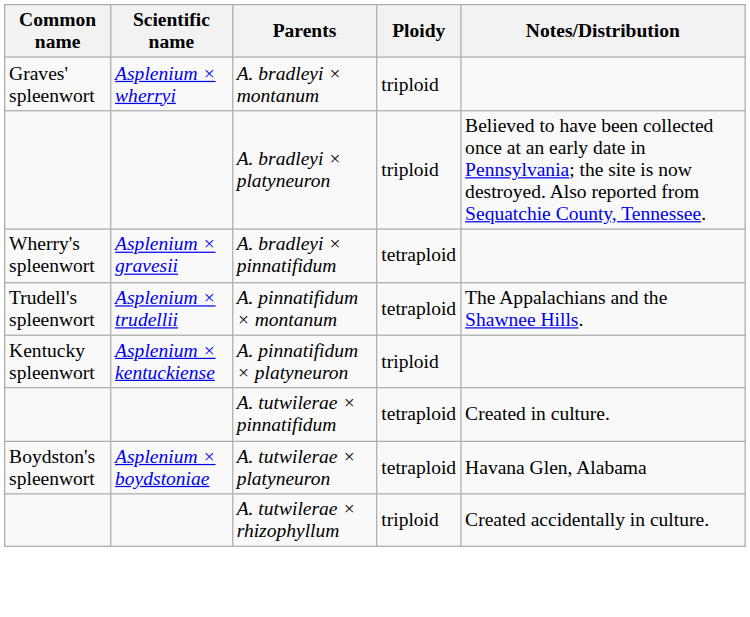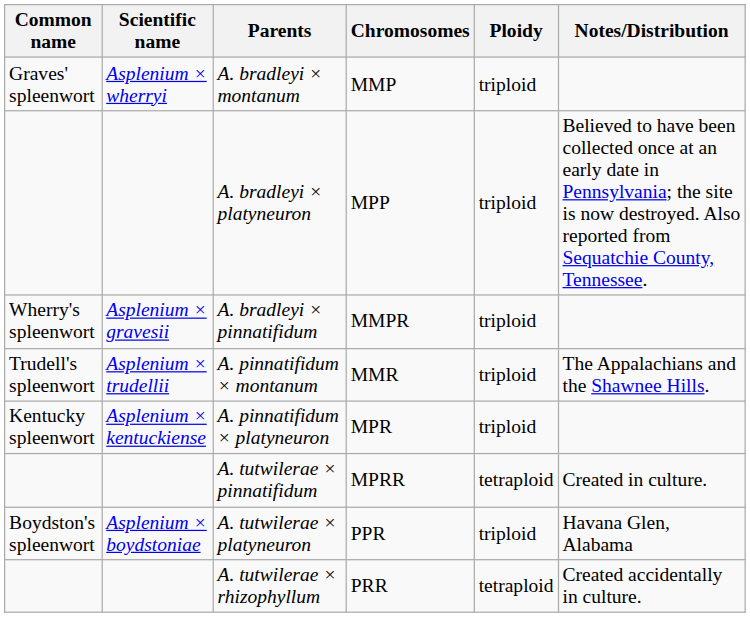+ column: (410, 30)
(419, 255) tetraploid -> (507, 321) triploid
(419, 308) tetraploid -> (507, 374) triploid
(419, 467) tetraploid -> (507, 533) triploid
(410, 520) triploid -> (516, 586) tetraploid
